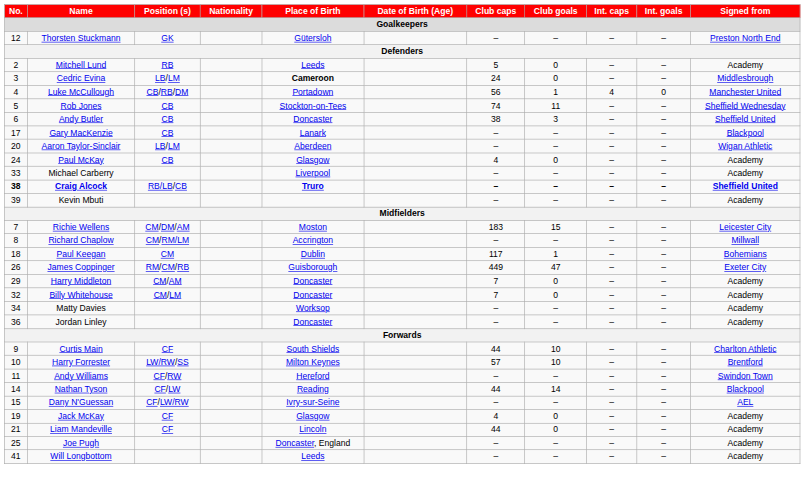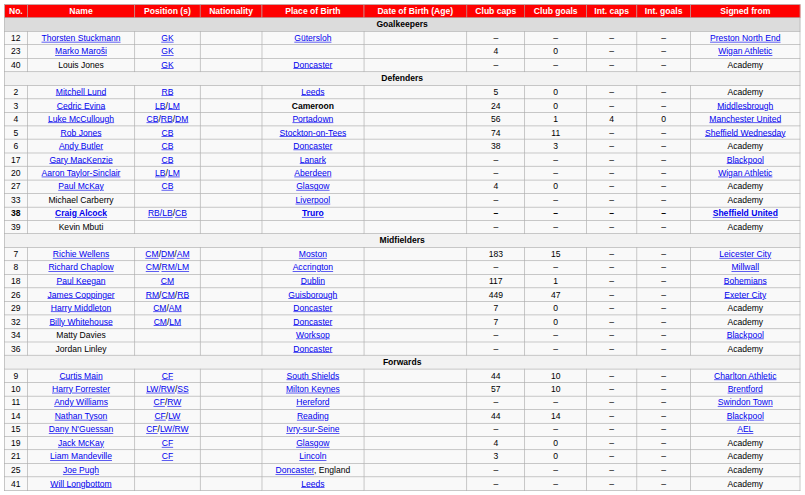+ row: (81, 51)
+ row: (81, 65)
(745, 119) Sheffield United -> (745, 146) Academy
(16, 159) 24 -> (16, 186) 27
(745, 308) Academy -> (745, 335) Blackpool
(496, 429) 44 -> (496, 456) 3
